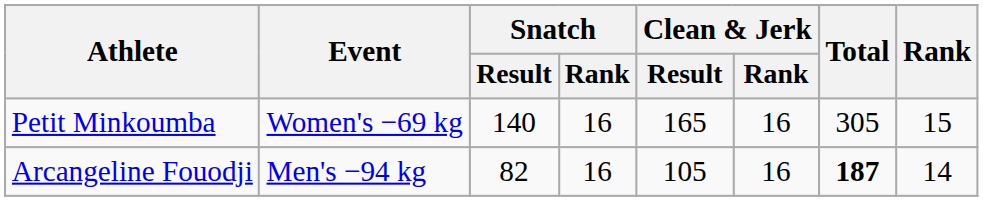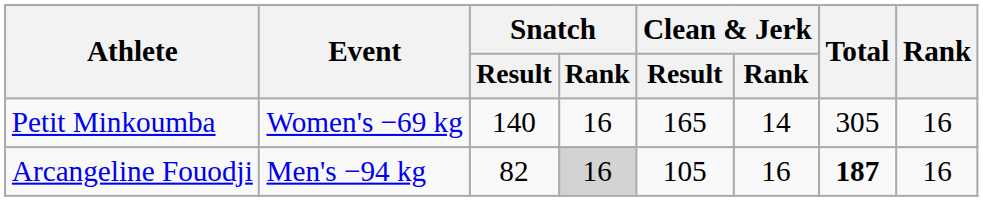(776, 122) 16 -> (776, 122) 14
(937, 122) 15 -> (937, 122) 16
(597, 171) no background -> (597, 171) lightgrey background
(937, 171) 14 -> (937, 171) 16
